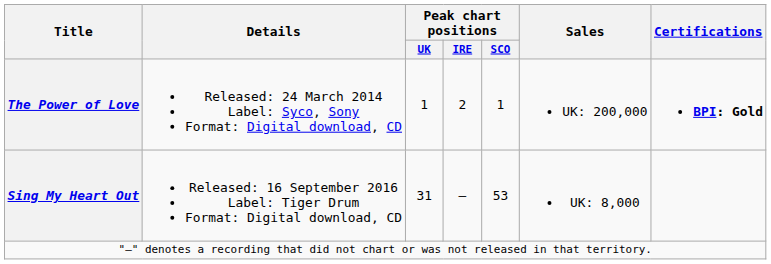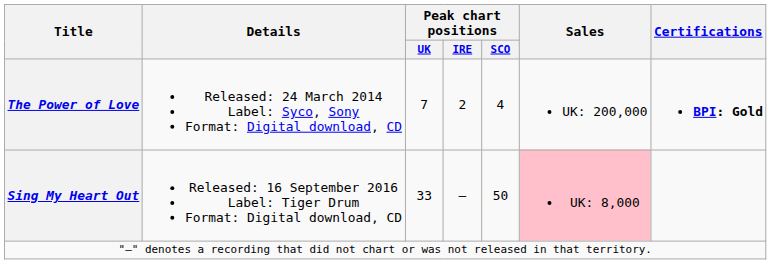(424, 104) 1 -> (424, 104) 7
(500, 104) 1 -> (500, 104) 4
(424, 195) 31 -> (424, 195) 33
(500, 195) 53 -> (500, 195) 50
(585, 203) no background -> (585, 203) pink background
